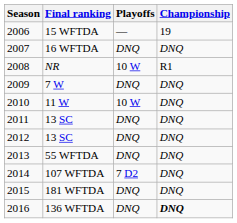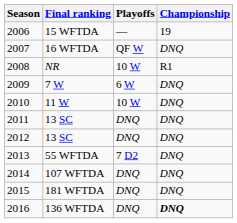(128, 48) DNQ -> (130, 48) QF W
(128, 84) DNQ -> (125, 84) 6 W
(128, 155) DNQ -> (127, 155) 7 D2
(127, 173) 7 D2 -> (128, 173) DNQ
